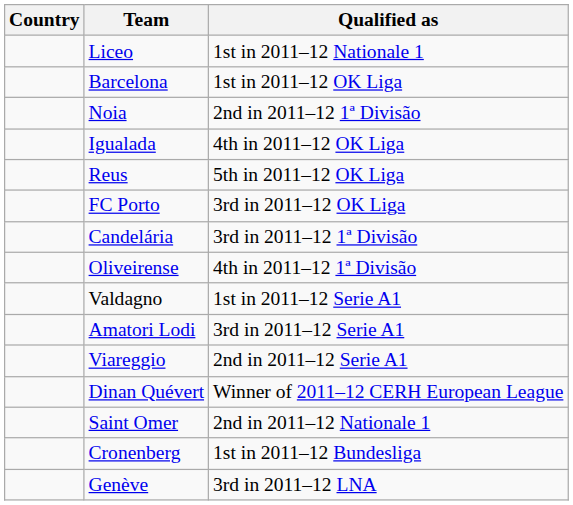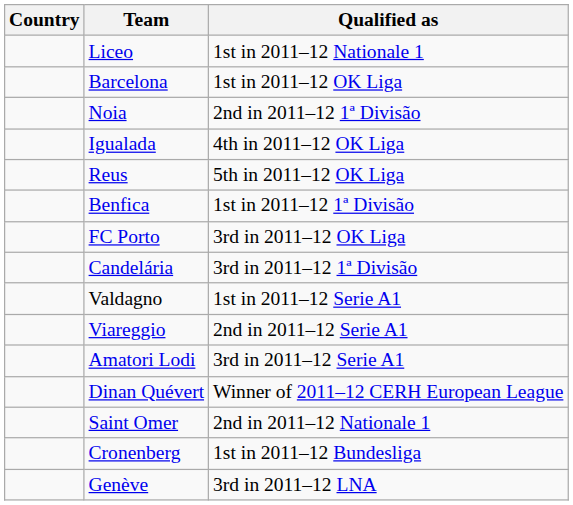+ row: (119, 205)
- row: (134, 267)
rows swapped: (127, 360) <-> (142, 329)
